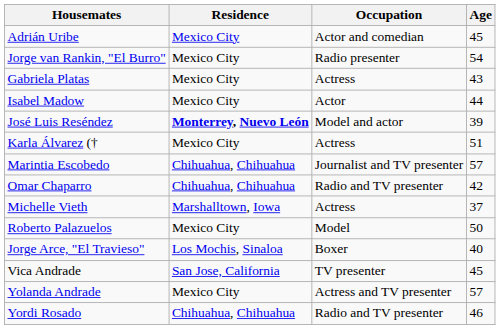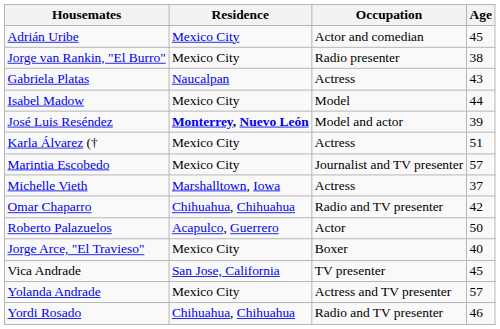(476, 57) 54 -> (476, 57) 38
(206, 79) Mexico City -> (201, 79) Naucalpan
(330, 100) Actor -> (332, 100) Model
(233, 164) Chihuahua, Chihuahua -> (206, 164) Mexico City
rows swapped: (47, 206) <-> (50, 185)
(206, 228) Mexico City -> (225, 228) Acapulco, Guerrero
(332, 228) Model -> (330, 228) Actor
(227, 249) Los Mochis, Sinaloa -> (206, 249) Mexico City
